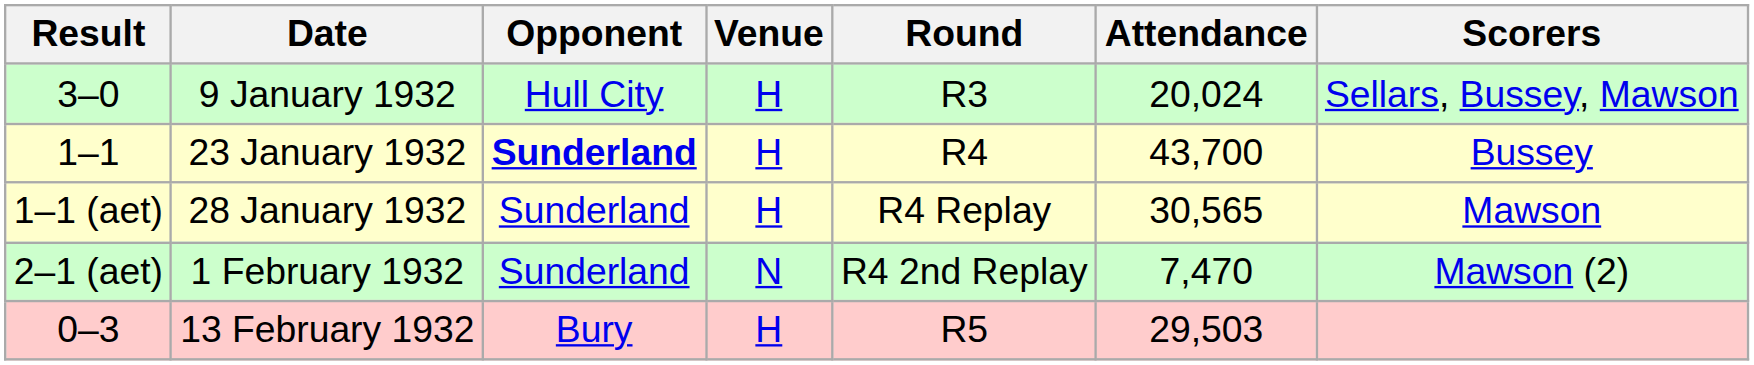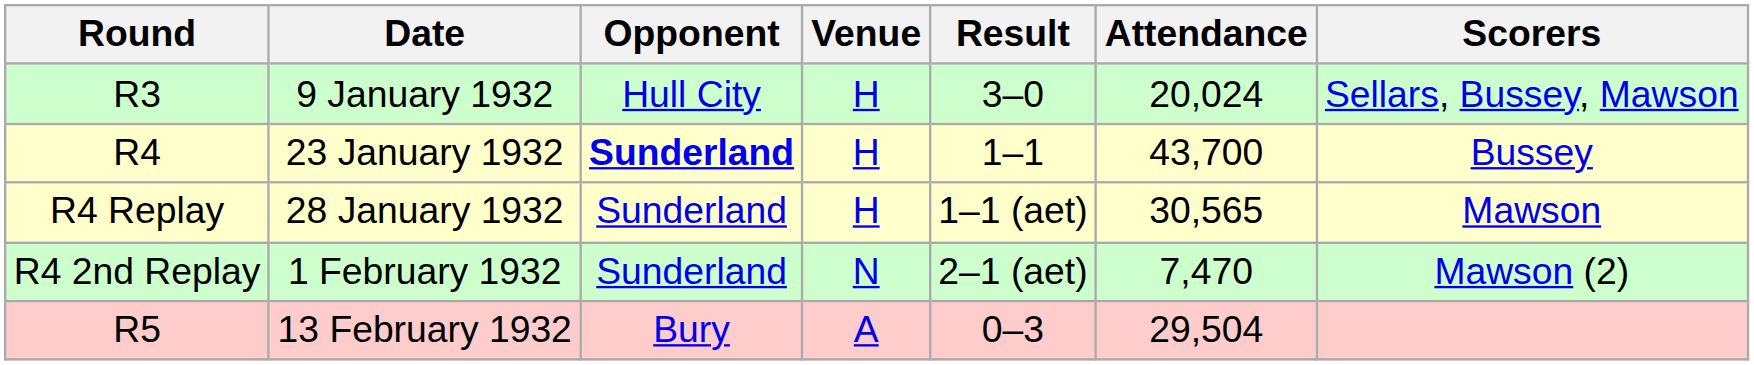columns swapped: (964, 34) <-> (88, 34)
(769, 329) H -> (866, 329) A
(1206, 329) 29,503 -> (1206, 329) 29,504
